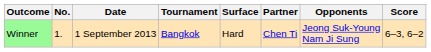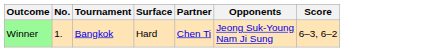- column: (116, 12)
